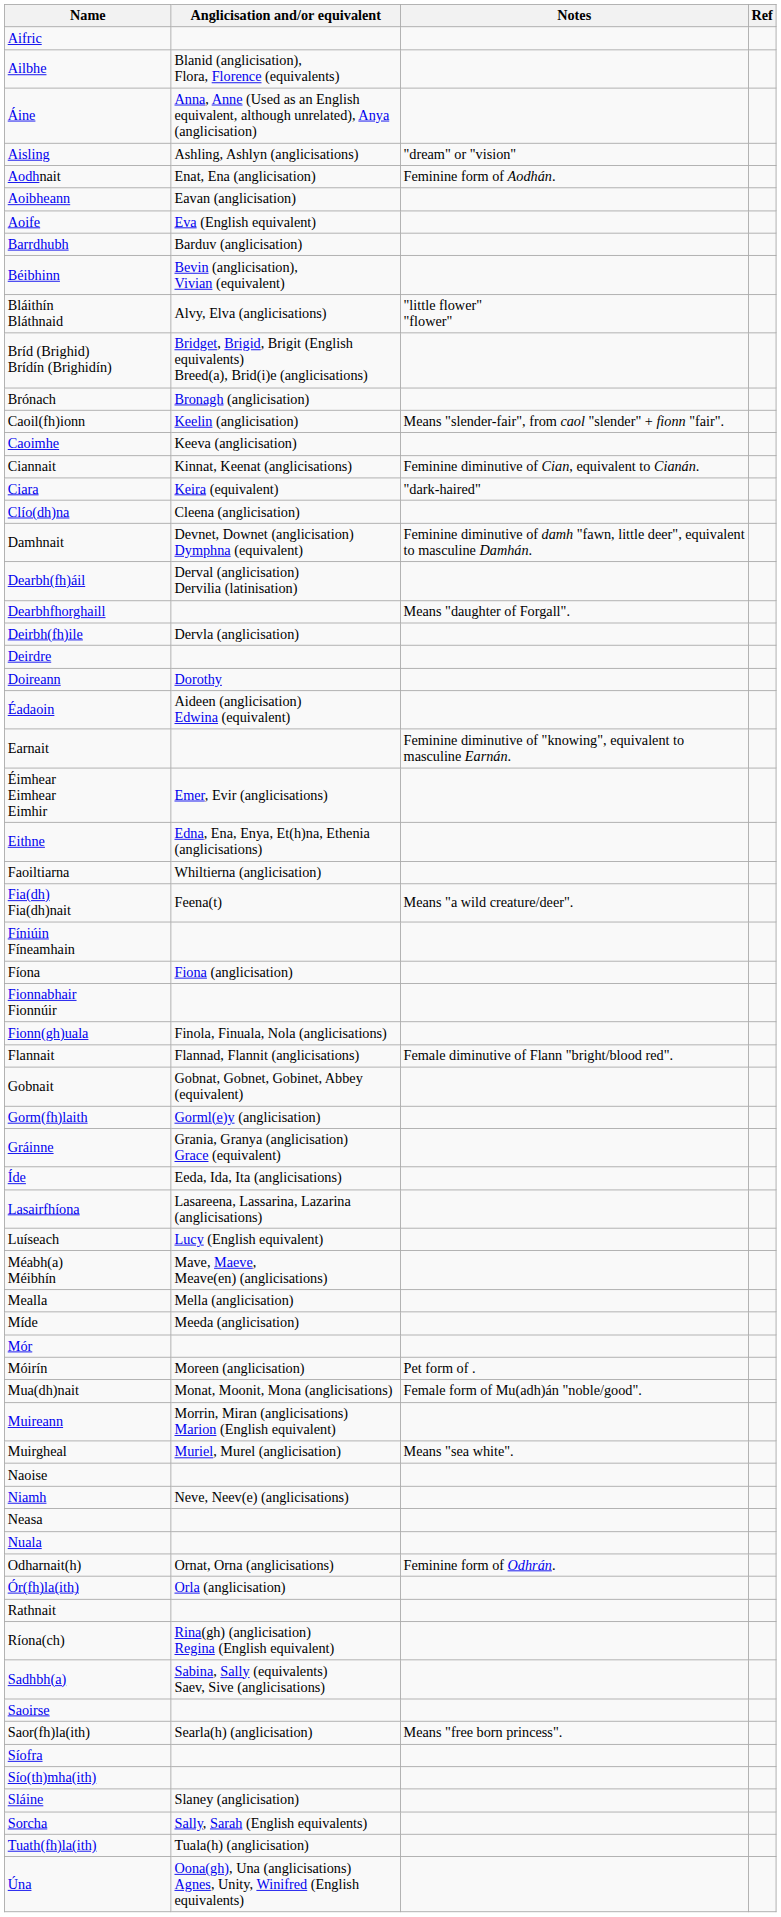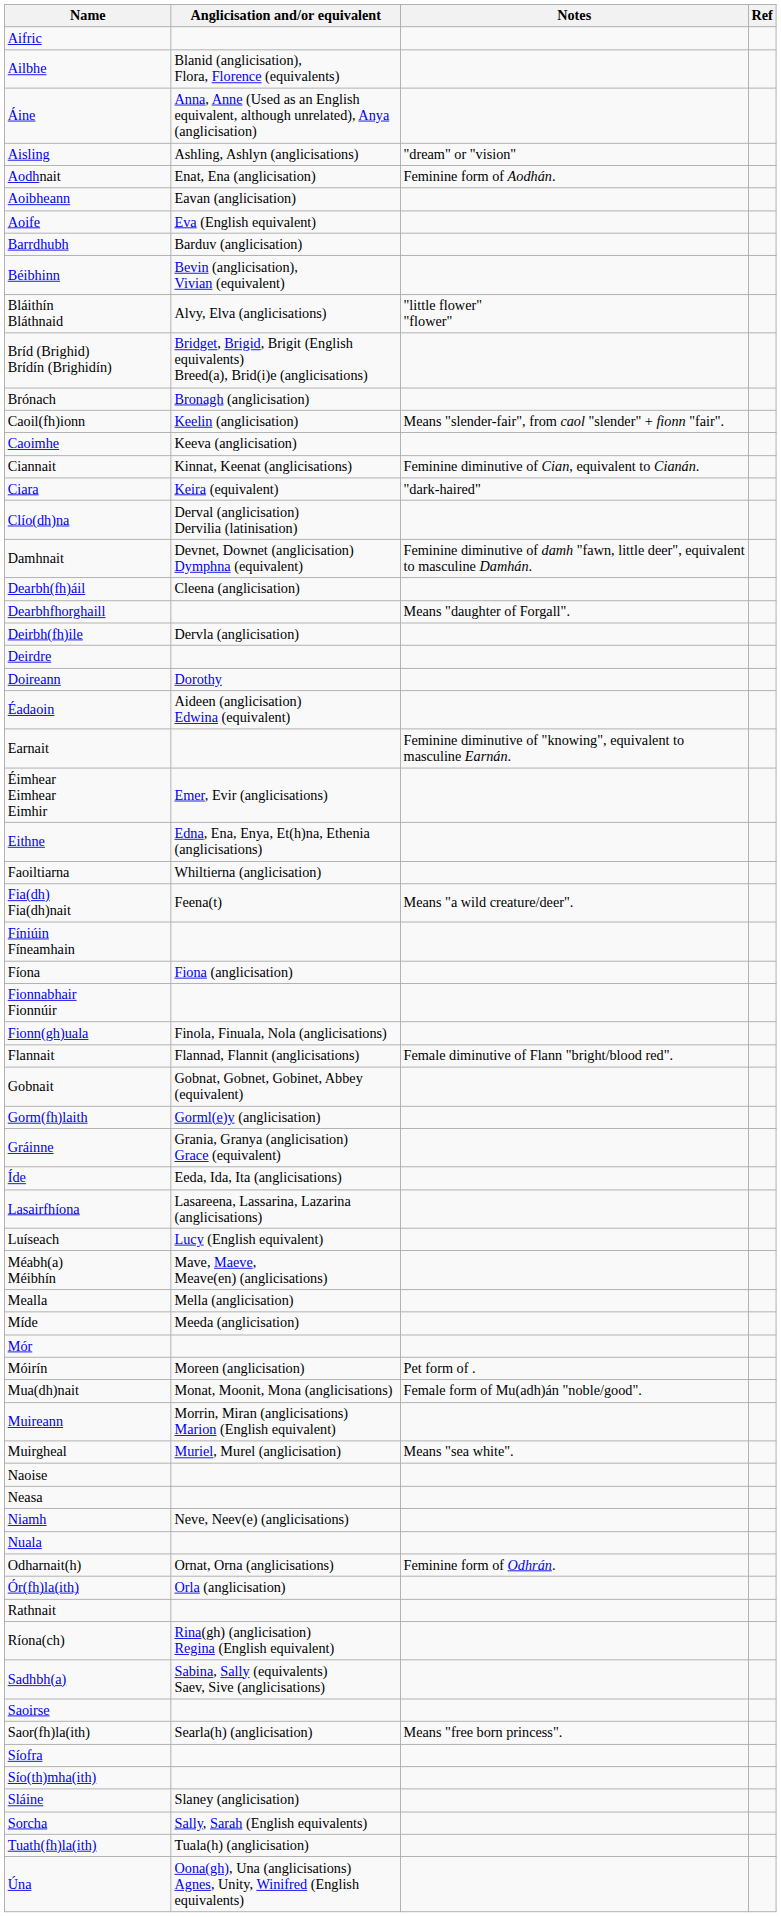(237, 511) Cleena (anglicisation) -> (237, 519) Derval (anglicisation) Dervilia (latinisation)
(237, 581) Derval (anglicisation) Dervilia (latinisation) -> (237, 589) Cleena (anglicisation)
rows swapped: (25, 1520) <-> (27, 1497)
